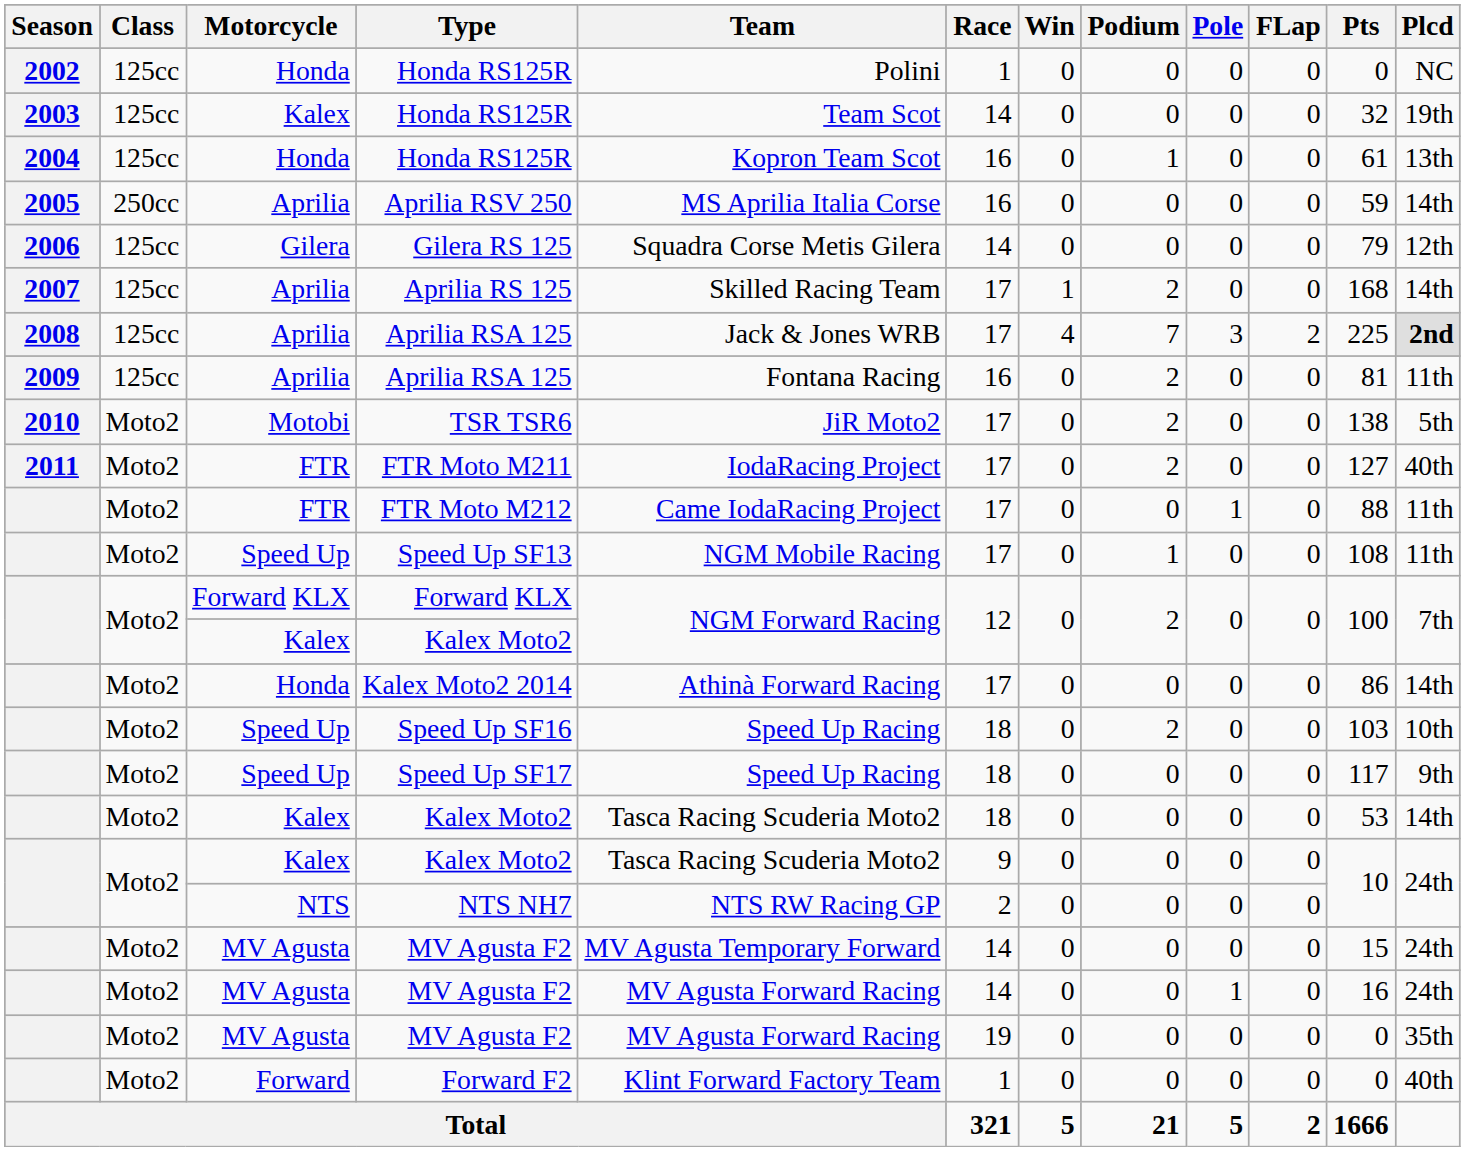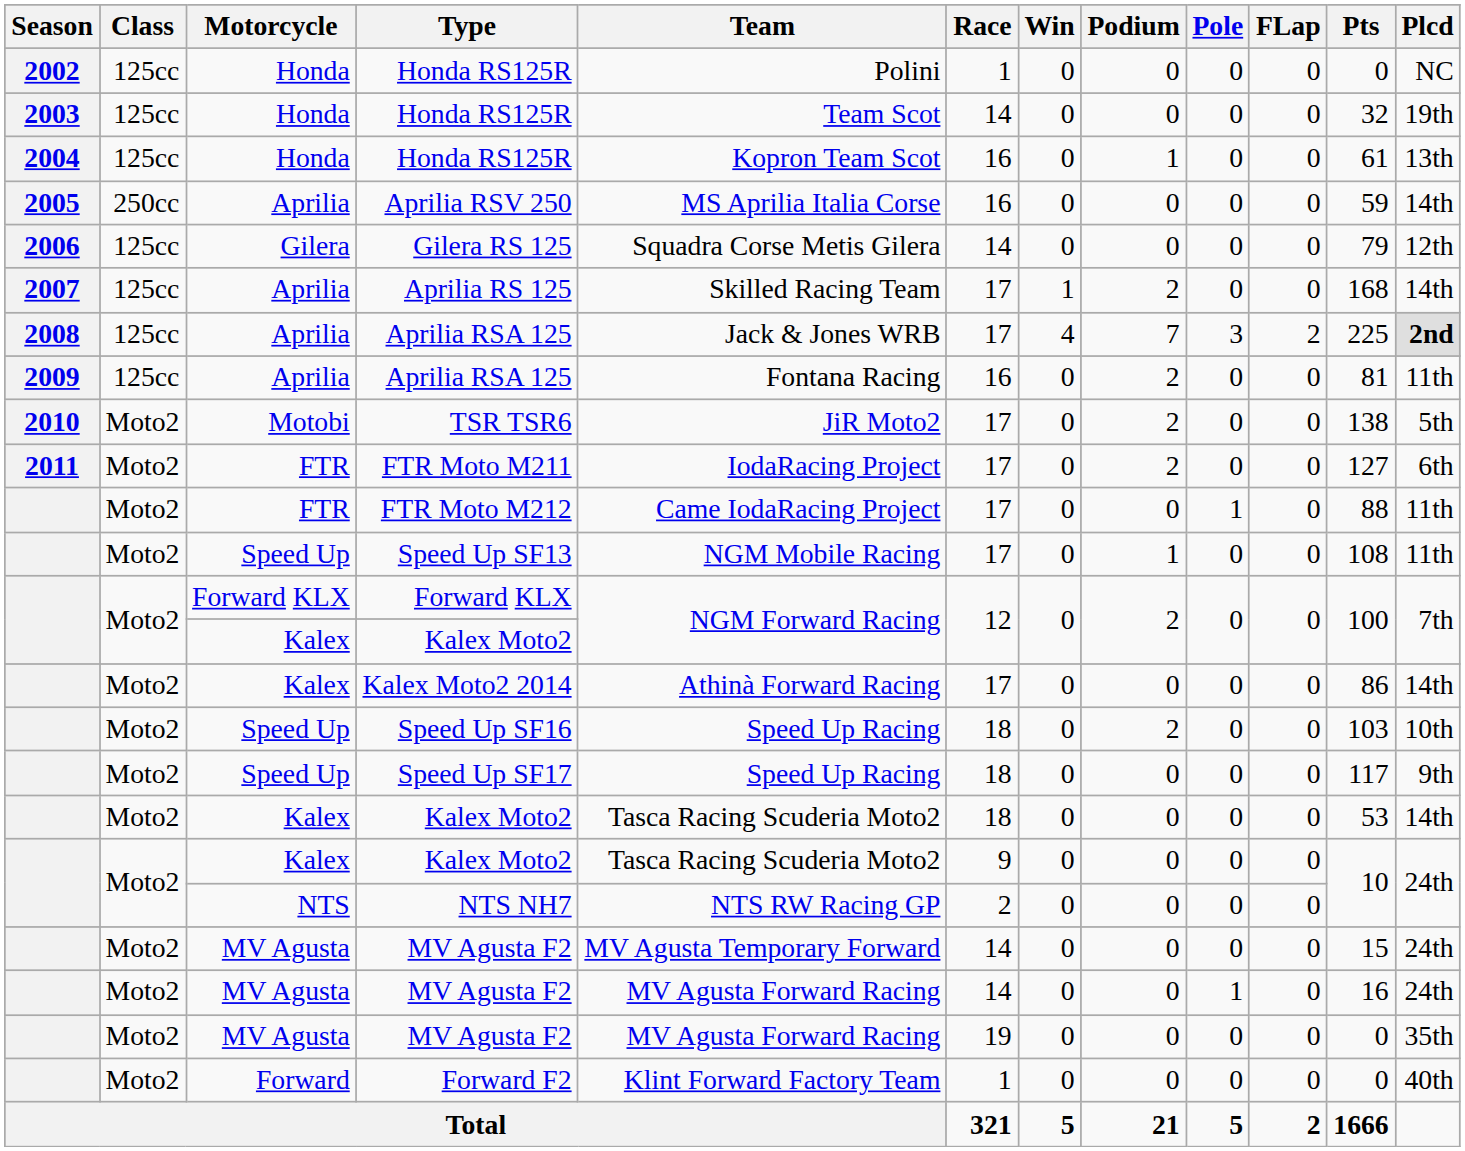(317, 114) Kalex -> (313, 114) Honda
(1429, 465) 40th -> (1436, 465) 6th
(313, 684) Honda -> (317, 684) Kalex
